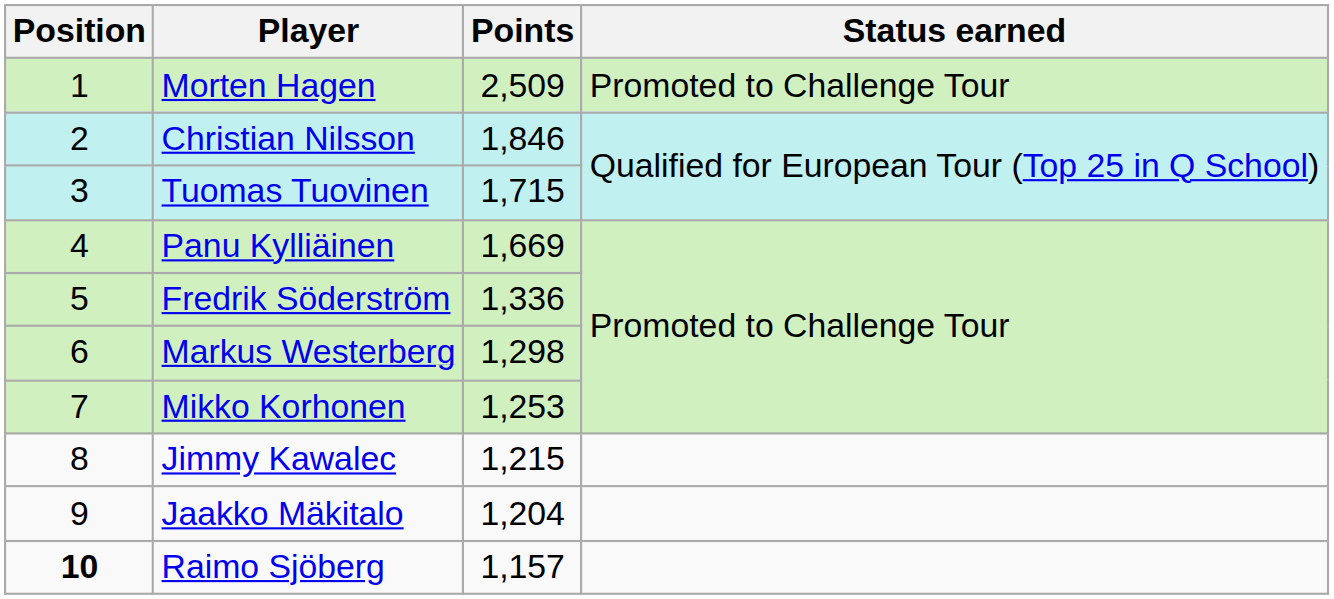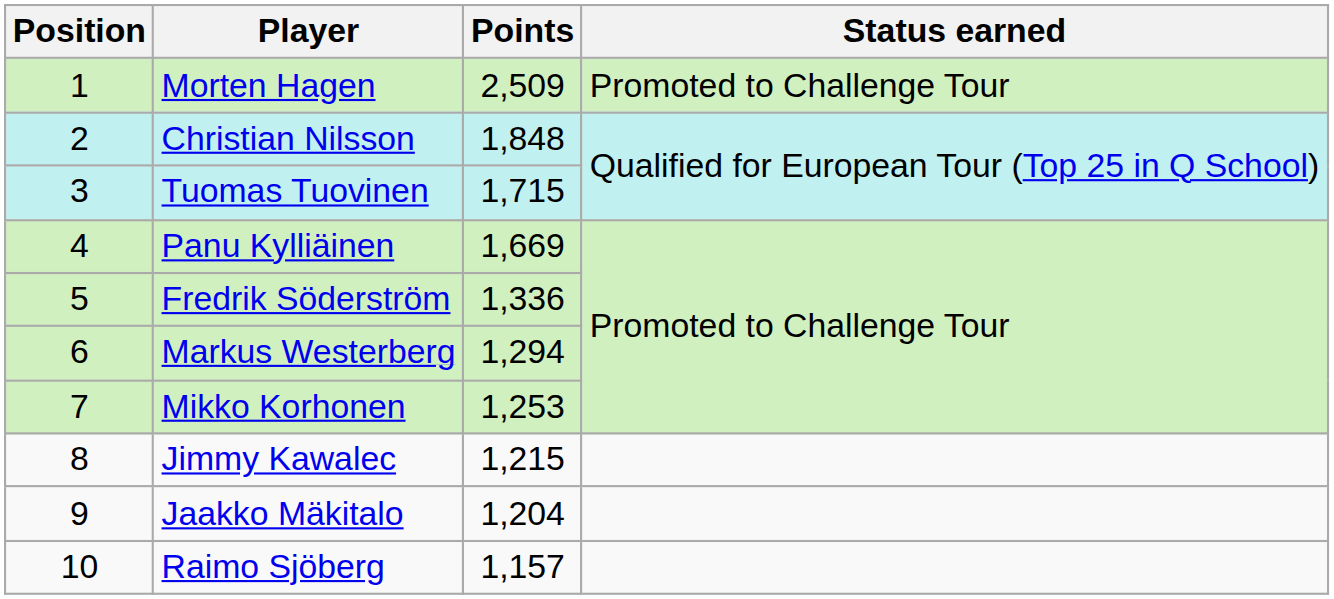(523, 138) 1,846 -> (523, 138) 1,848
(523, 352) 1,298 -> (523, 352) 1,294
(79, 566) bold -> (79, 566) normal
